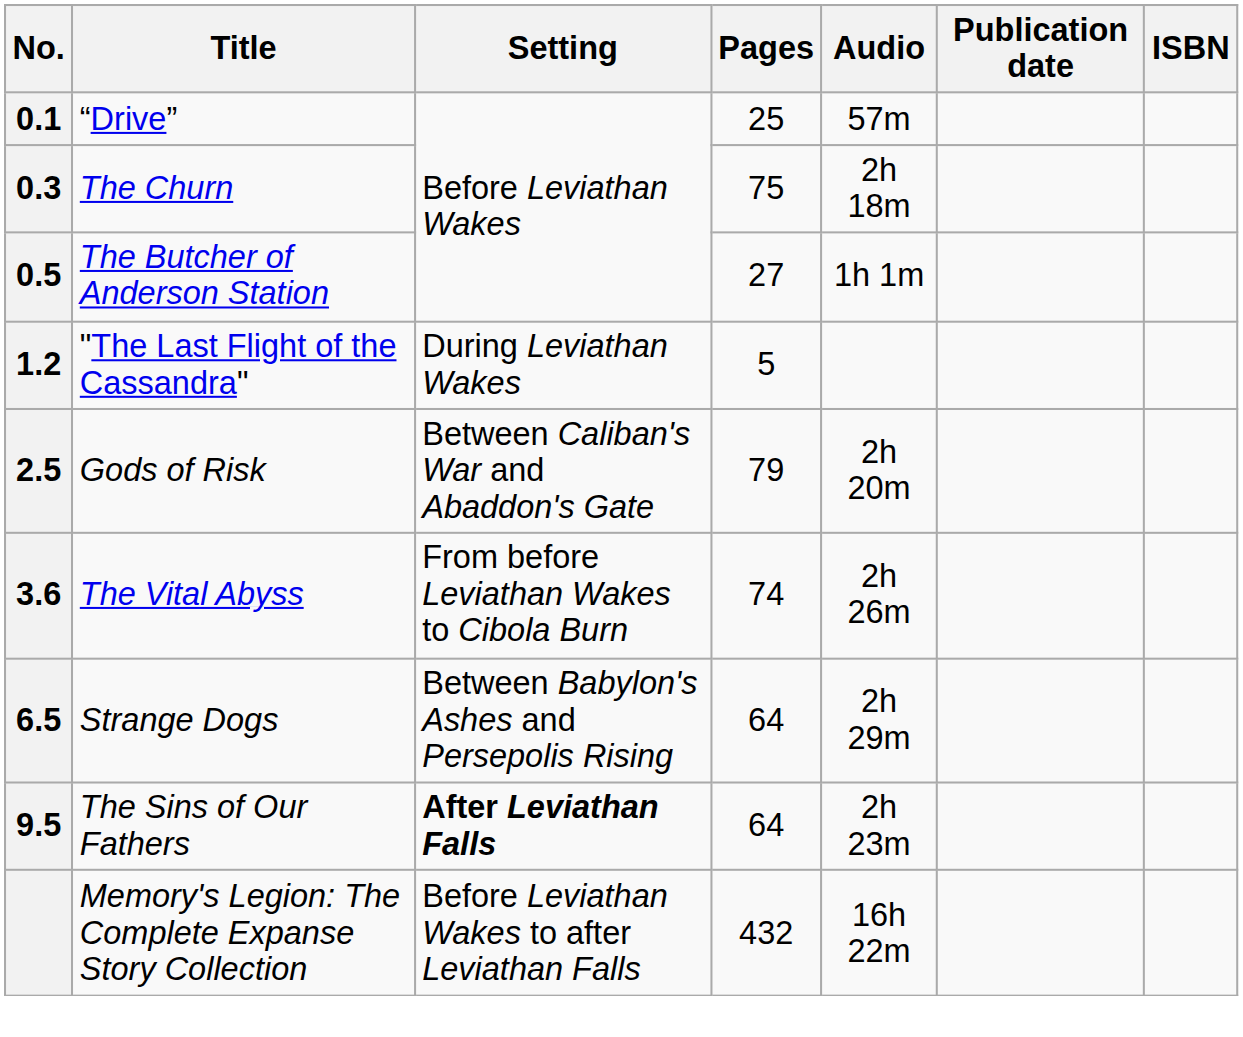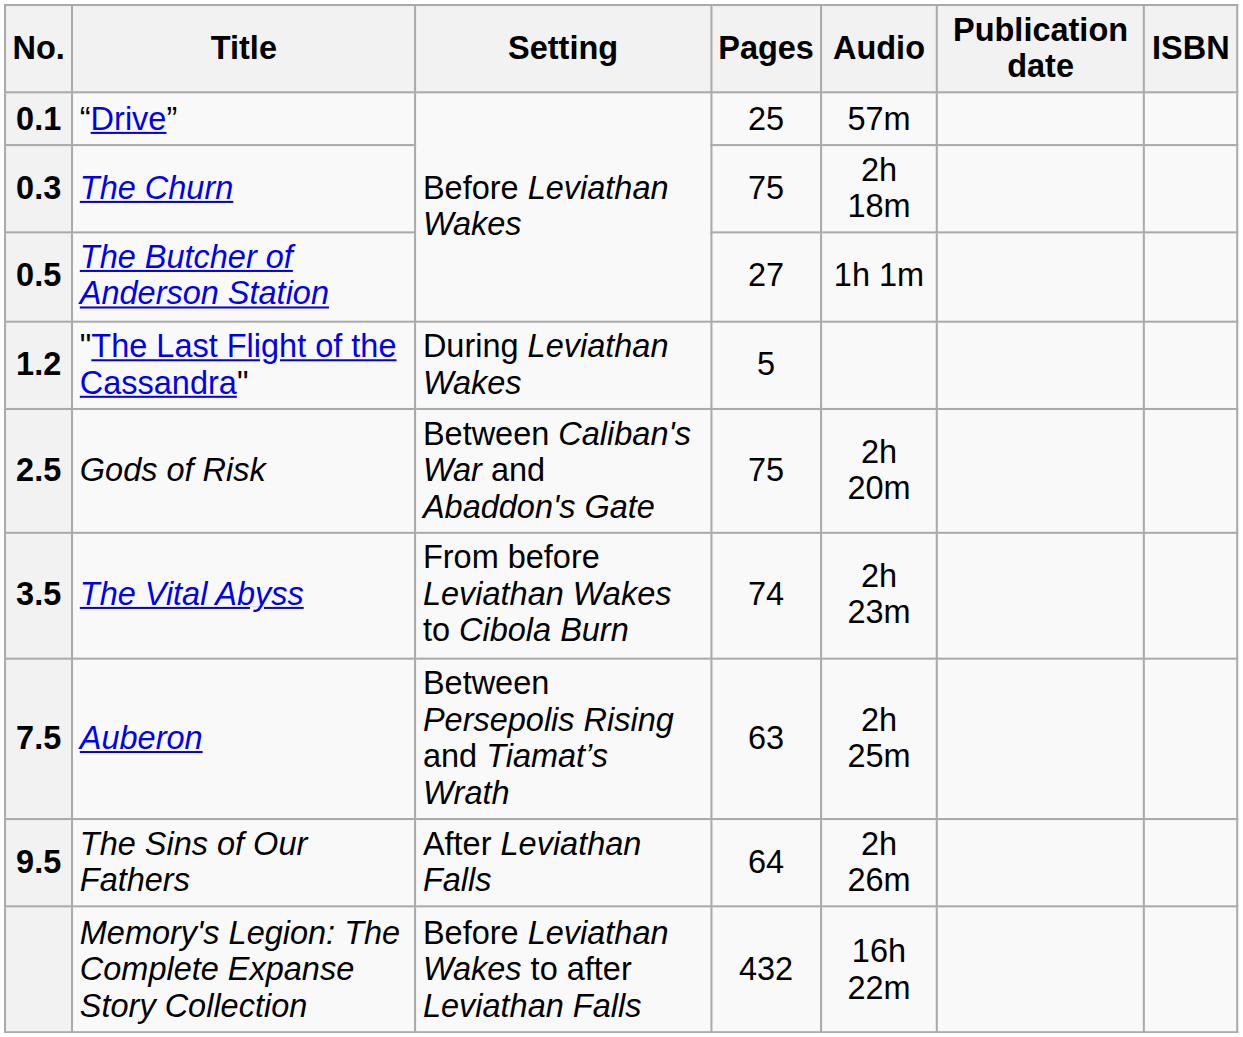(766, 470) 79 -> (766, 470) 75
(39, 595) 3.6 -> (39, 595) 3.5
(879, 595) 2h 26m -> (879, 595) 2h 23m
- row: (179, 719)
+ row: (141, 737)
(540, 826) bold -> (532, 862) normal
(879, 826) 2h 23m -> (879, 862) 2h 26m
